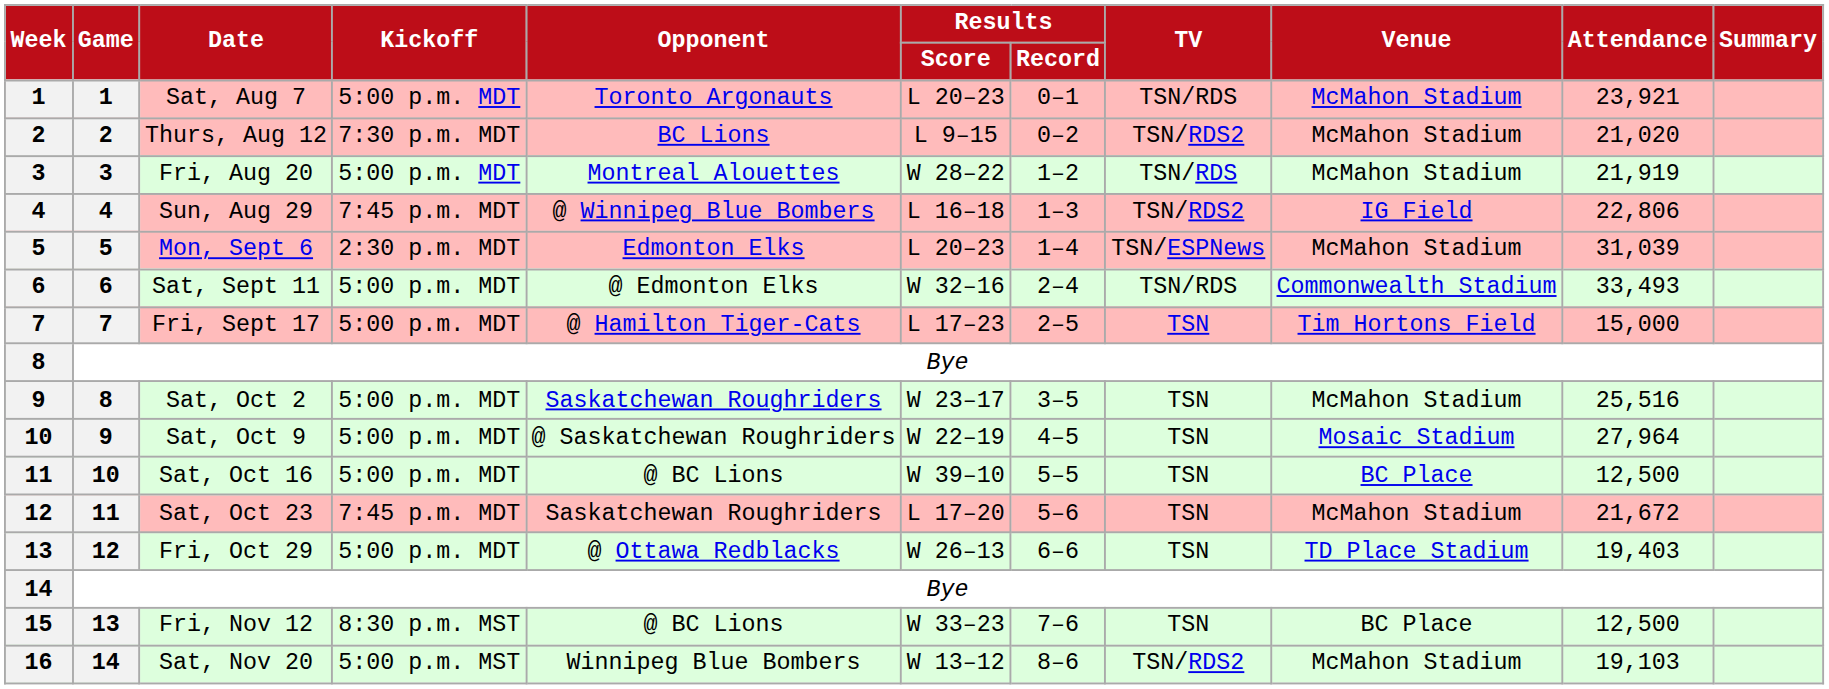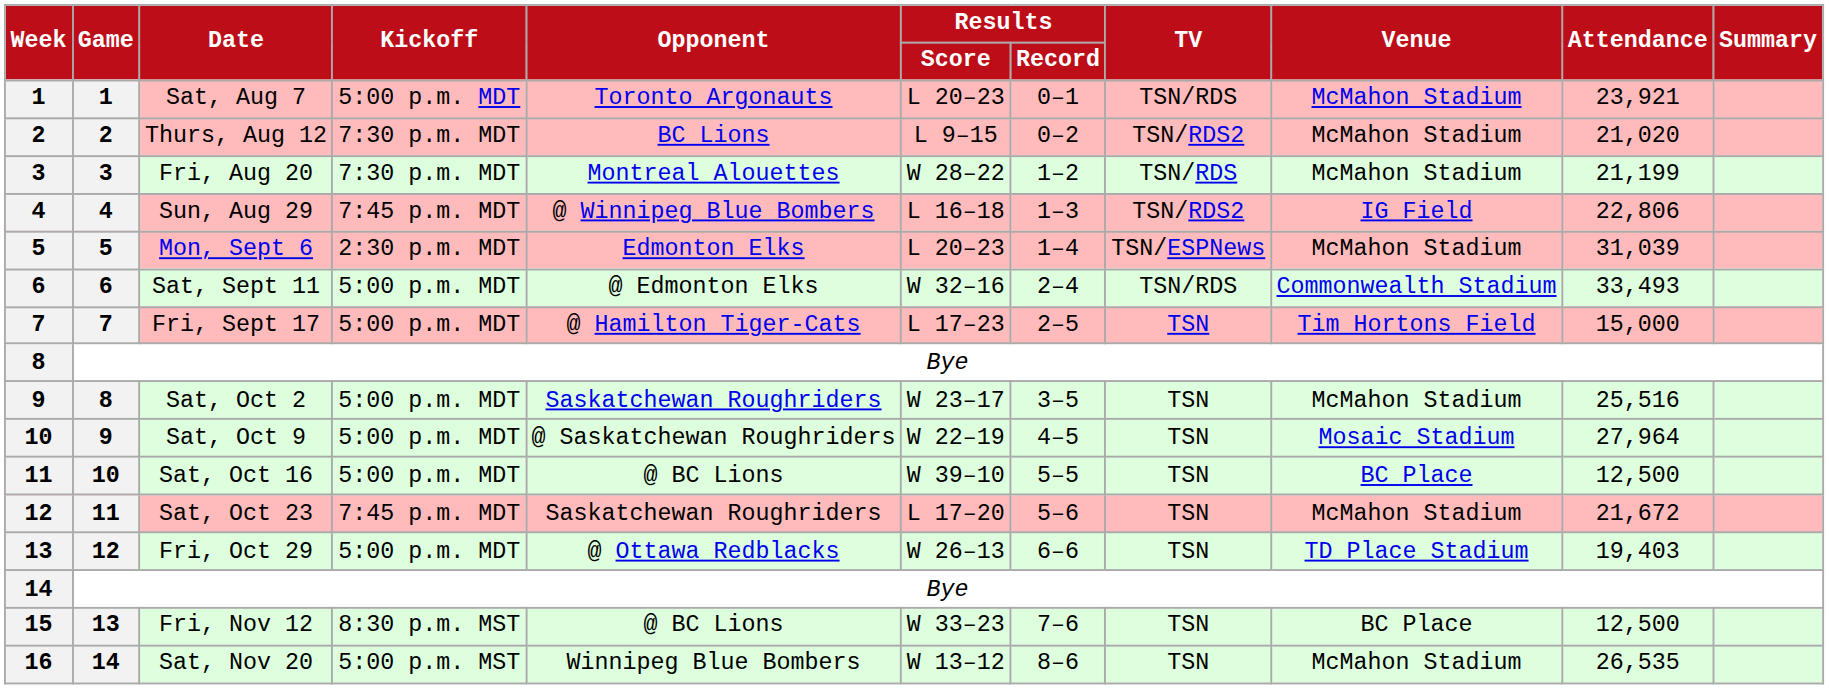(429, 175) 5:00 p.m. MDT -> (429, 175) 7:30 p.m. MDT
(1638, 175) 21,919 -> (1638, 175) 21,199
(1188, 665) TSN/RDS2 -> (1188, 665) TSN
(1638, 665) 19,103 -> (1638, 665) 26,535
